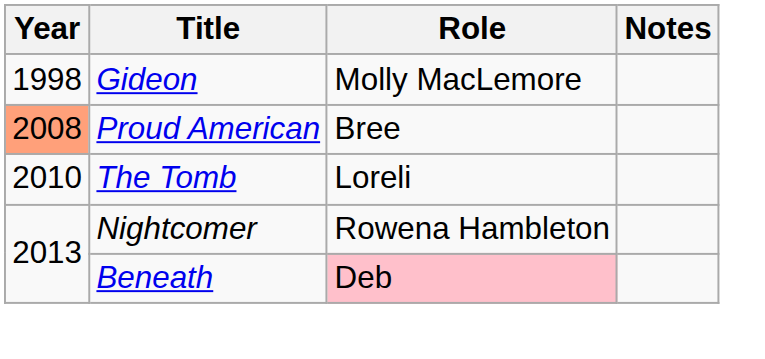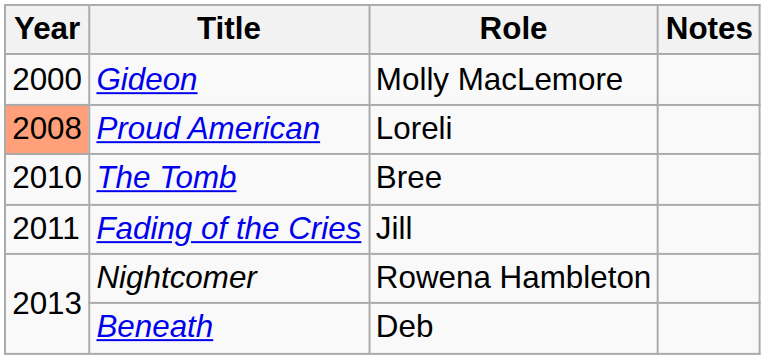(47, 79) 1998 -> (47, 79) 2000
(368, 128) Bree -> (414, 128) Loreli
(373, 178) Loreli -> (409, 178) Bree
+ row: (229, 228)
(363, 278) pink background -> (405, 327) no background
